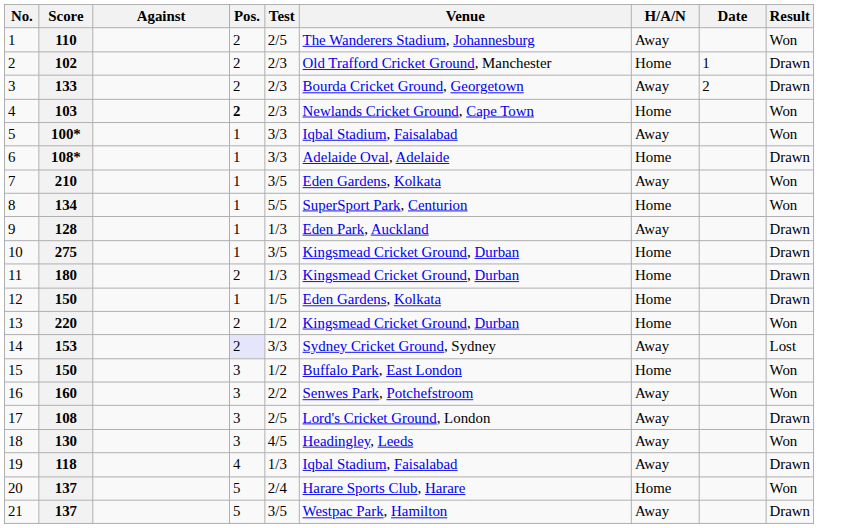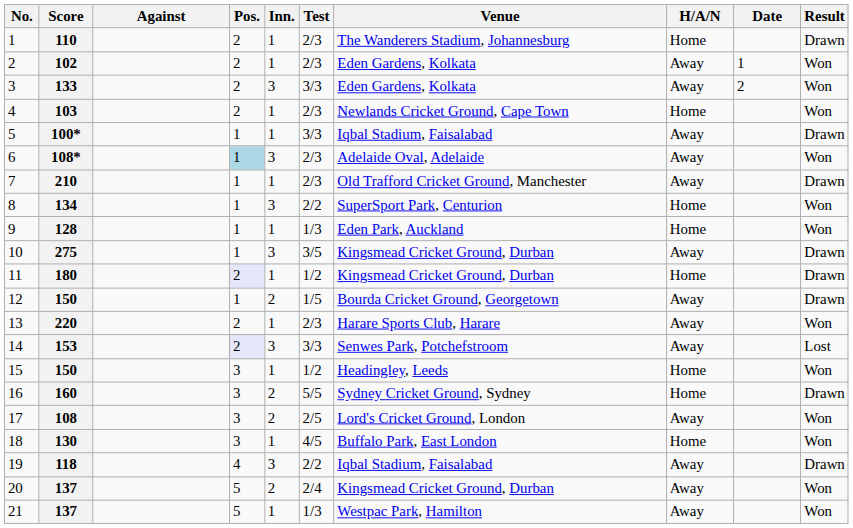+ column: (282, 16)
(277, 39) 2/5 -> (312, 39) 2/3
(652, 39) Away -> (688, 39) Home
(783, 39) Won -> (825, 39) Drawn
(427, 63) Old Trafford Cricket Ground, Manchester -> (407, 63) Eden Gardens, Kolkata
(653, 63) Home -> (687, 63) Away
(790, 63) Drawn -> (818, 63) Won
(277, 87) 2/3 -> (312, 87) 3/3
(413, 87) Bourda Cricket Ground, Georgetown -> (407, 87) Eden Gardens, Kolkata
(790, 87) Drawn -> (818, 87) Won
(237, 110) bold -> (237, 110) normal
(783, 134) Won -> (825, 134) Drawn
(237, 157) no background -> (237, 157) lightblue background
(277, 157) 3/3 -> (312, 157) 2/3
(653, 157) Home -> (687, 157) Away
(790, 157) Drawn -> (818, 157) Won
(277, 181) 3/5 -> (312, 181) 2/3
(372, 181) Eden Gardens, Kolkata -> (462, 181) Old Trafford Cricket Ground, Manchester
(783, 181) Won -> (825, 181) Drawn
(277, 205) 5/5 -> (312, 205) 2/2
(652, 228) Away -> (688, 228) Home
(790, 228) Drawn -> (818, 228) Won
(653, 252) Home -> (687, 252) Away
(237, 275) no background -> (237, 275) lavender background
(277, 275) 1/3 -> (312, 275) 1/2
(372, 299) Eden Gardens, Kolkata -> (448, 299) Bourda Cricket Ground, Georgetown
(653, 299) Home -> (687, 299) Away
(277, 323) 1/2 -> (312, 323) 2/3
(411, 323) Kingsmead Cricket Ground, Durban -> (419, 323) Harare Sports Club, Harare
(653, 323) Home -> (687, 323) Away
(399, 346) Sydney Cricket Ground, Sydney -> (423, 346) Senwes Park, Potchefstroom
(382, 370) Buffalo Park, East London -> (393, 370) Headingley, Leeds
(277, 393) 2/2 -> (312, 393) 5/5
(388, 393) Senwes Park, Potchefstroom -> (434, 393) Sydney Cricket Ground, Sydney
(652, 393) Away -> (688, 393) Home
(783, 393) Won -> (825, 393) Drawn
(790, 417) Drawn -> (818, 417) Won
(358, 441) Headingley, Leeds -> (417, 441) Buffalo Park, East London
(652, 441) Away -> (688, 441) Home
(277, 464) 1/3 -> (312, 464) 2/2
(384, 488) Harare Sports Club, Harare -> (446, 488) Kingsmead Cricket Ground, Durban
(653, 488) Home -> (687, 488) Away
(277, 511) 3/5 -> (312, 511) 1/3
(790, 511) Drawn -> (818, 511) Won
